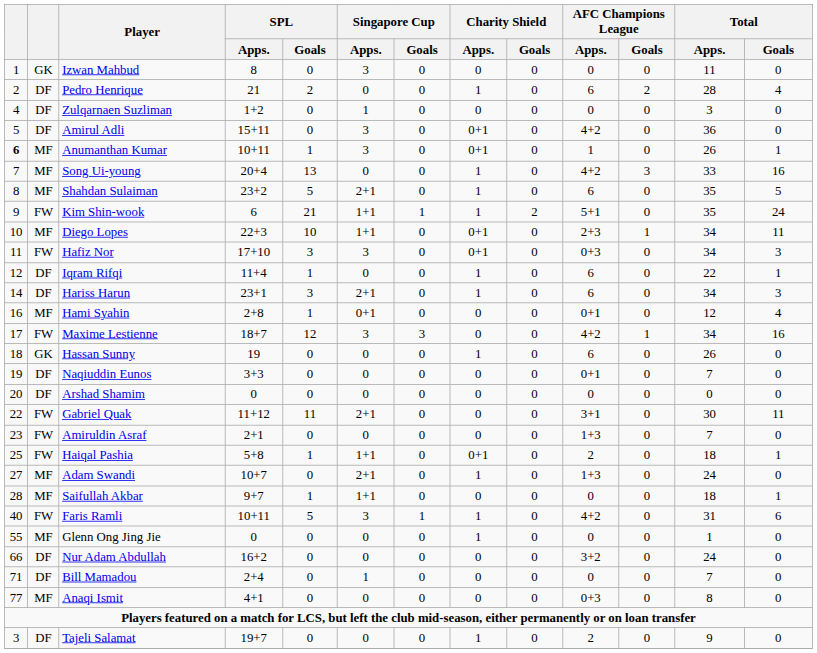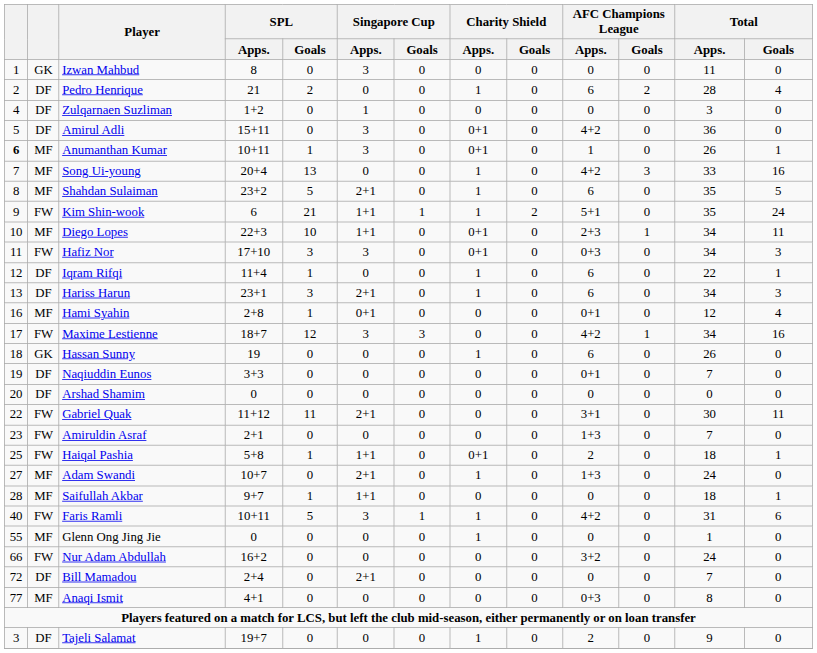(16, 292) 14 -> (16, 292) 13
(43, 556) DF -> (43, 556) FW
(16, 577) 71 -> (16, 577) 72
(366, 577) 1 -> (366, 577) 2+1
